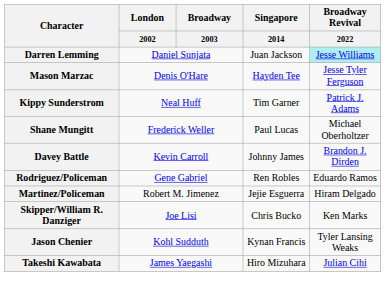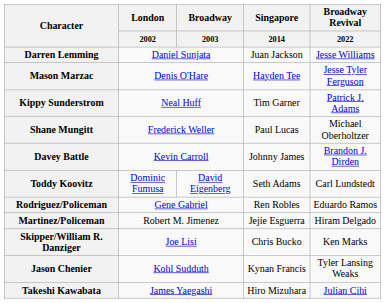(345, 54) paleturquoise background -> (345, 54) no background
+ row: (61, 183)
